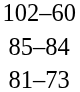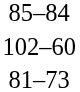rows swapped: (39, 46) <-> (39, 13)
